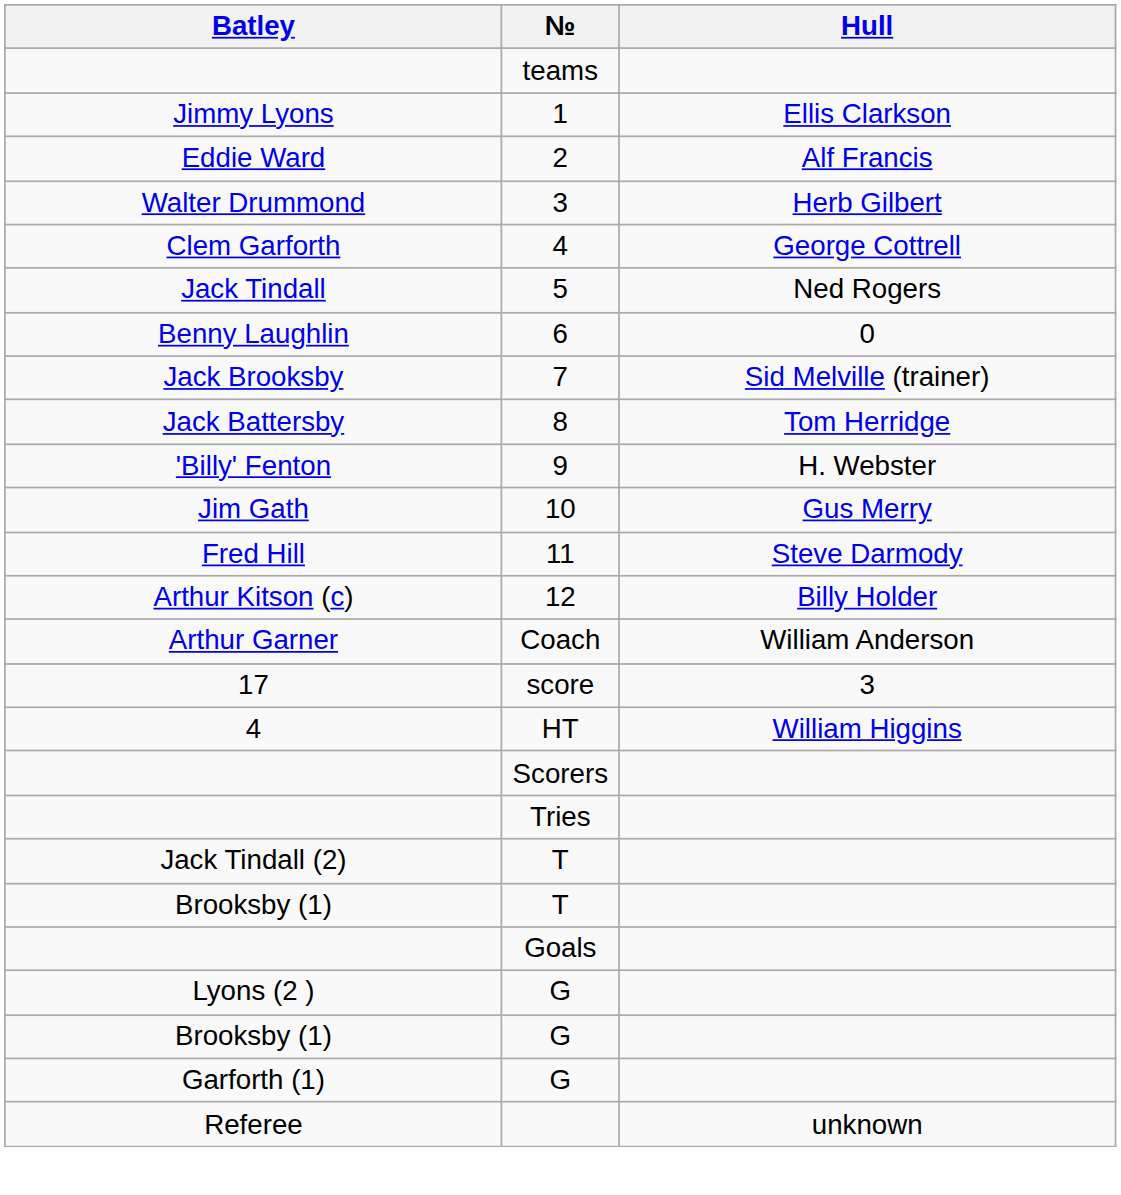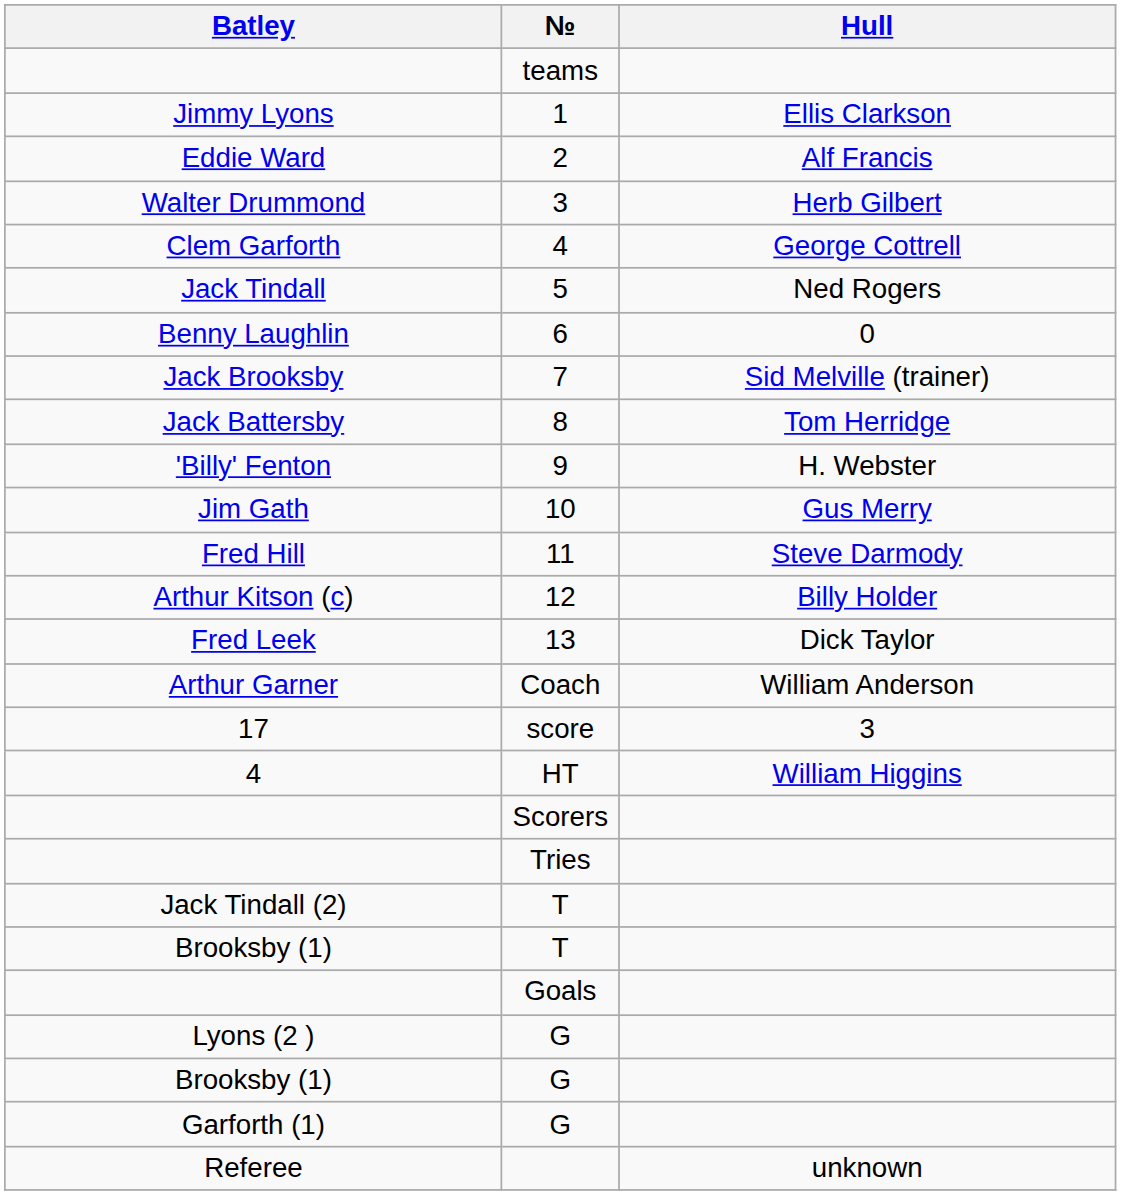+ row: (253, 641)
